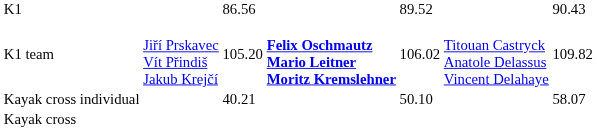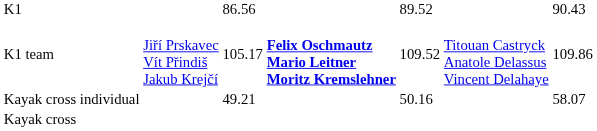(243, 54) 105.20 -> (243, 54) 105.17
(420, 54) 106.02 -> (420, 54) 109.52
(573, 54) 109.82 -> (573, 54) 109.86
(239, 99) 40.21 -> (239, 99) 49.21
(416, 99) 50.10 -> (416, 99) 50.16
